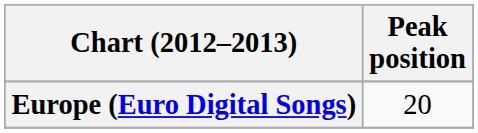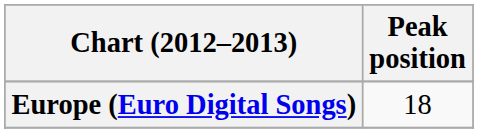(418, 104) 20 -> (418, 104) 18
